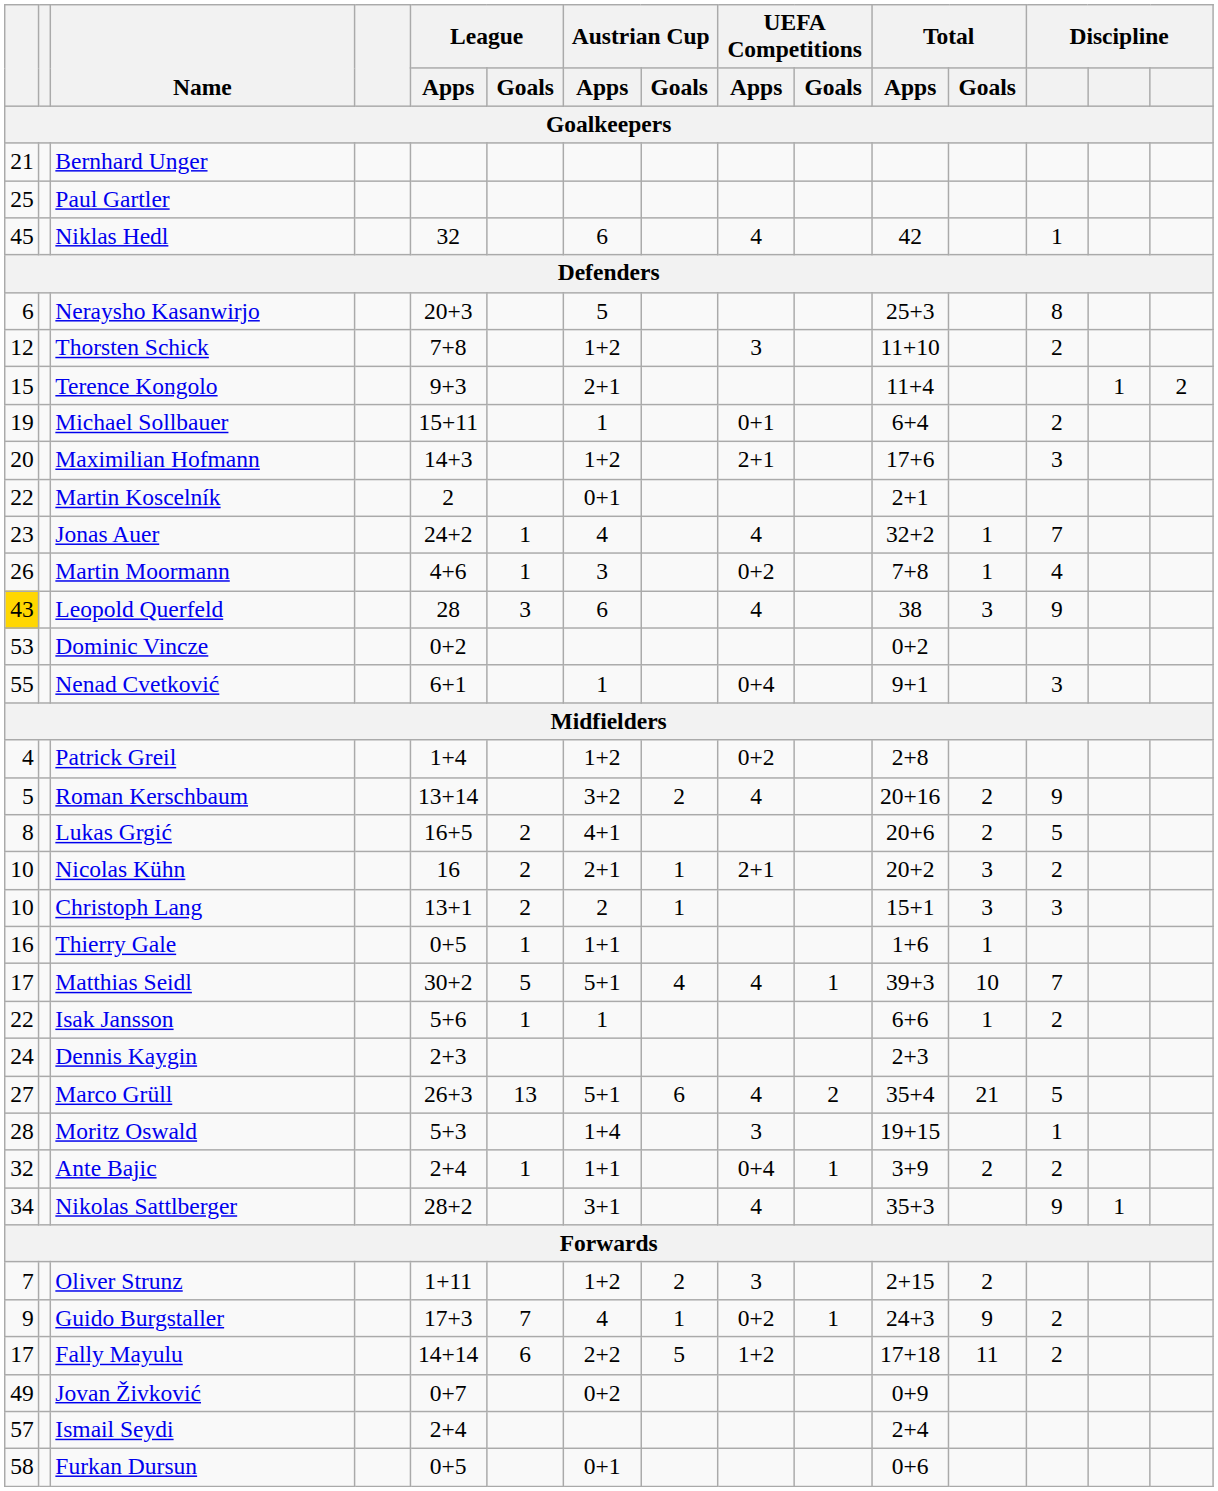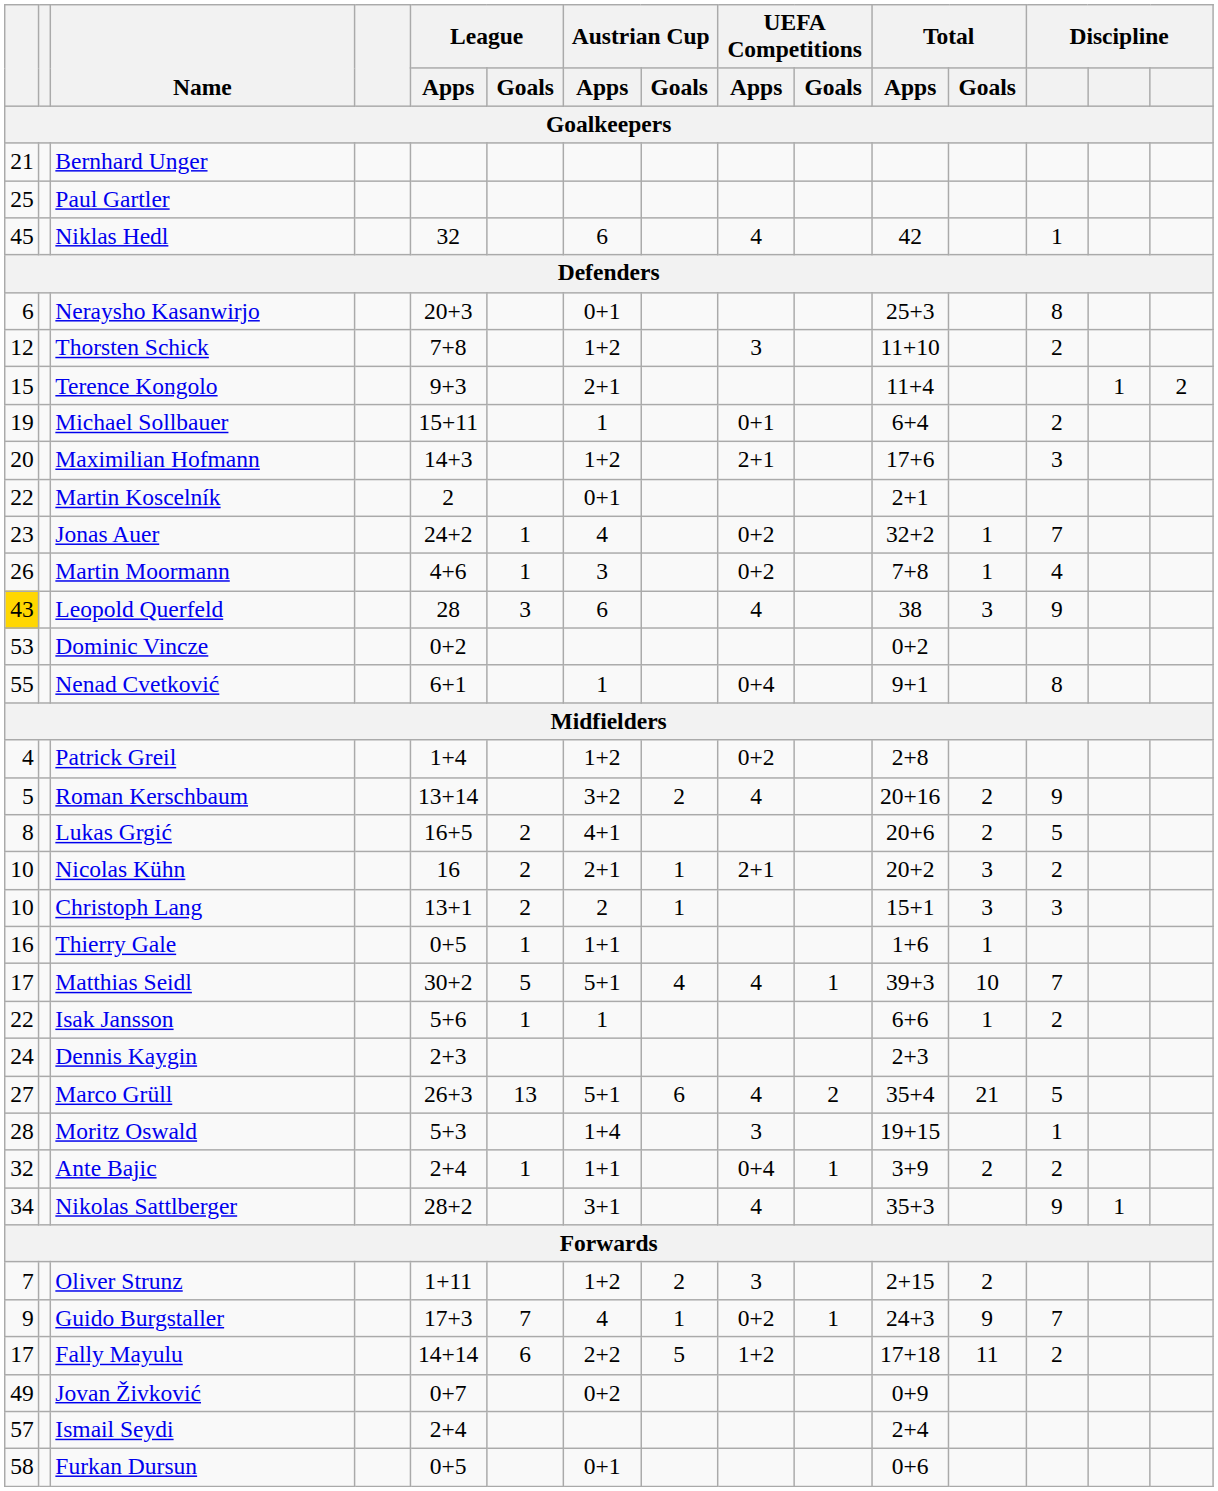(602, 310) 5 -> (602, 310) 0+1
(756, 534) 4 -> (756, 534) 0+2
(1057, 683) 3 -> (1057, 683) 8
(1057, 1317) 2 -> (1057, 1317) 7
